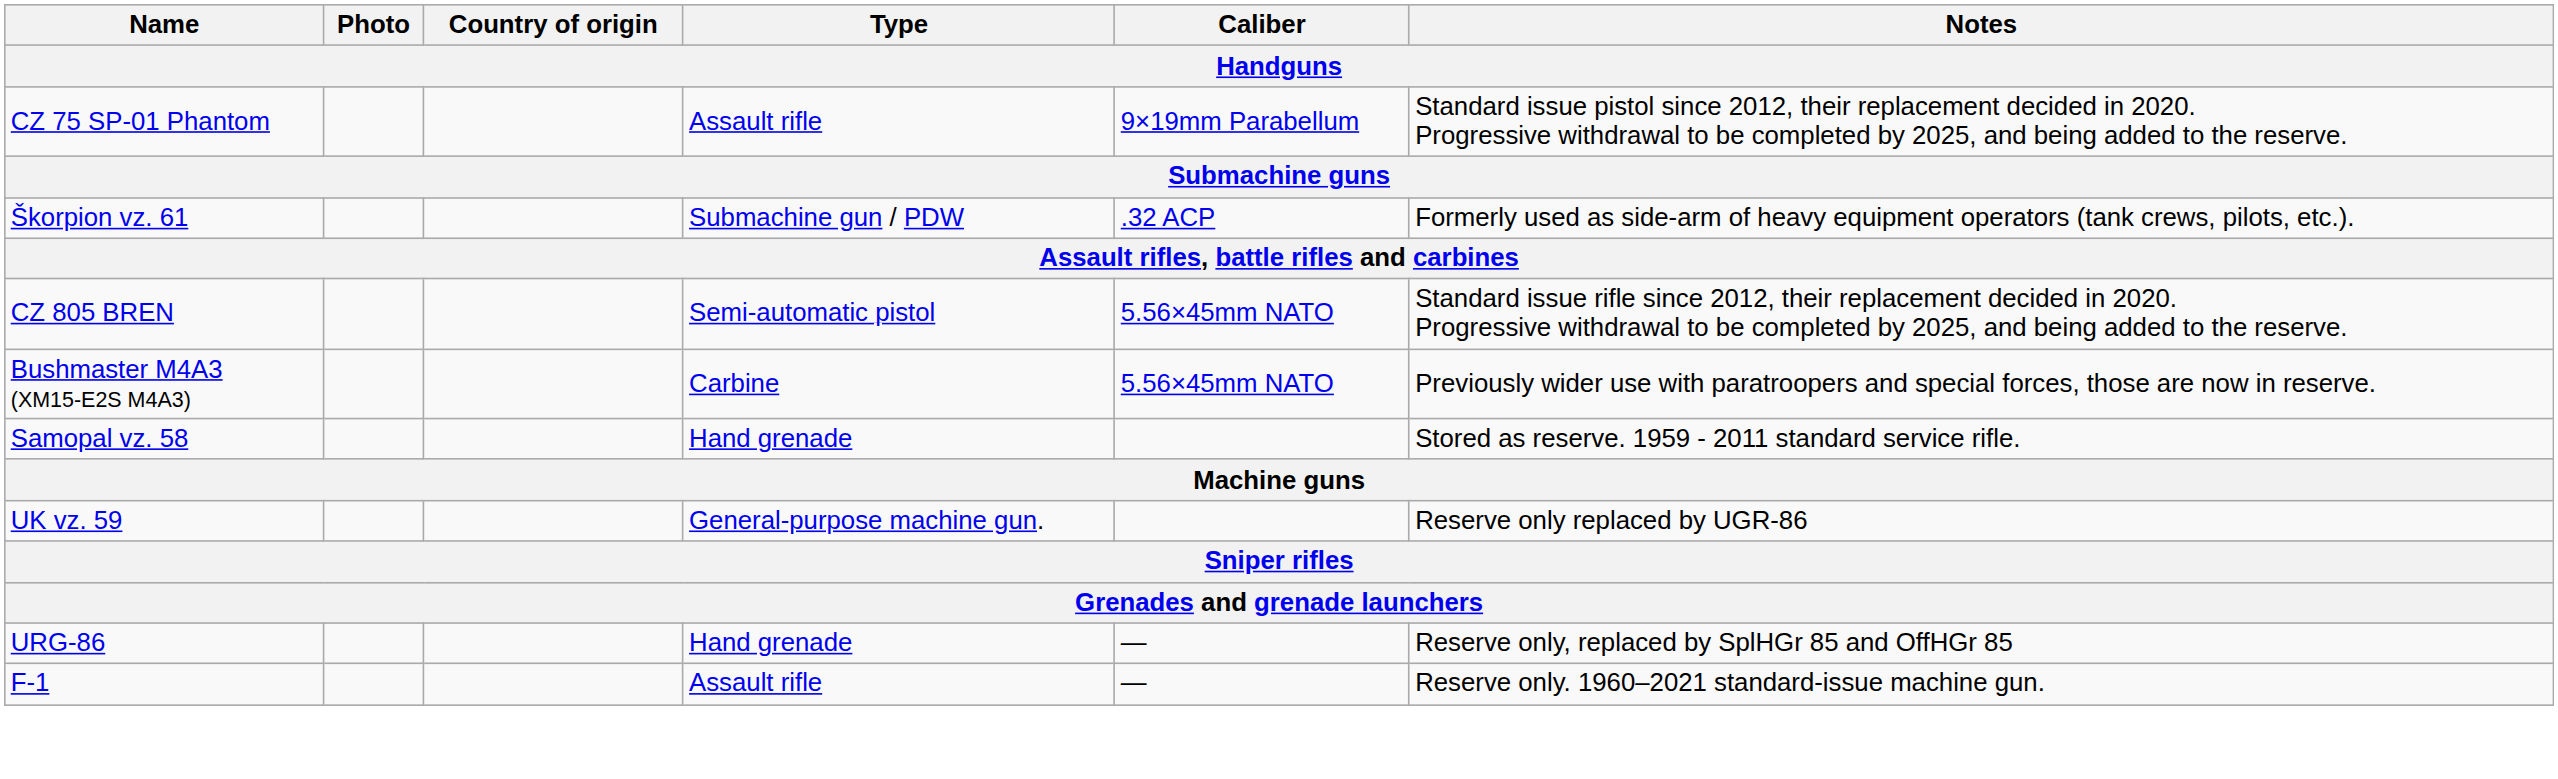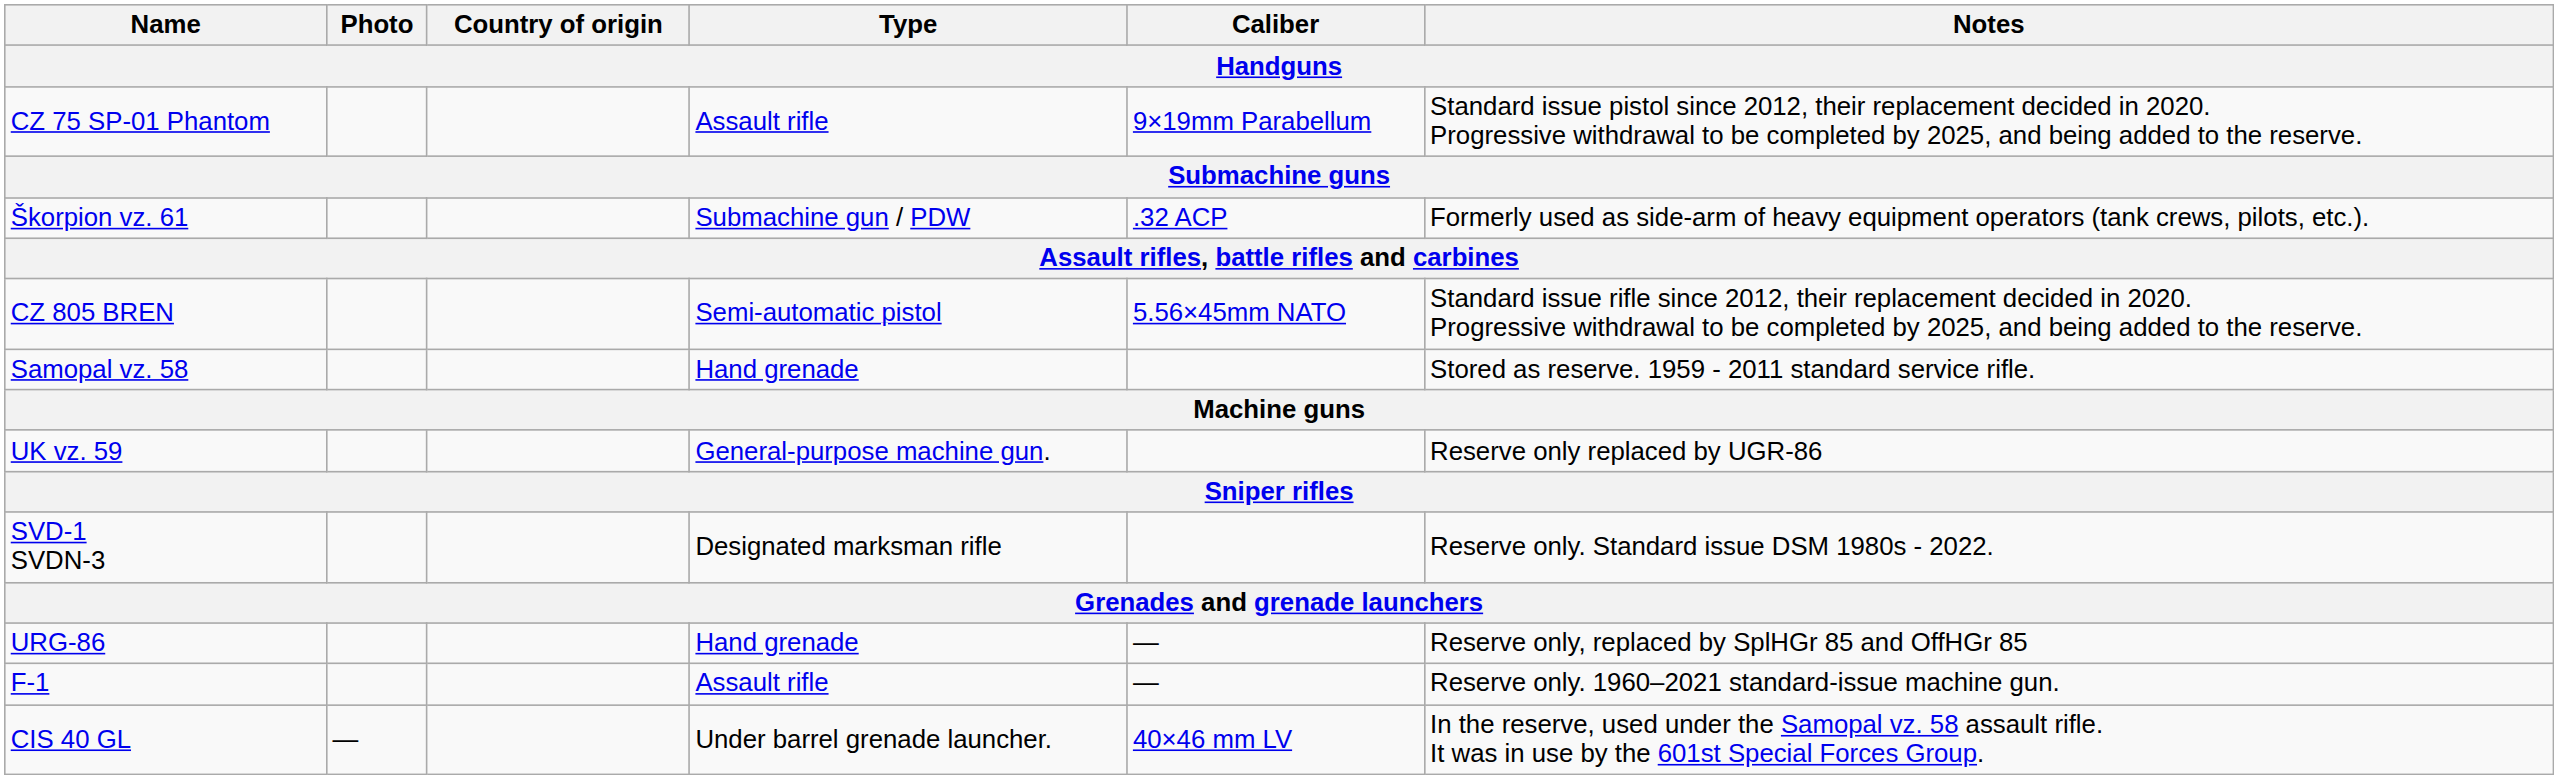- row: (117, 383)
+ row: (58, 546)
+ row: (71, 739)
